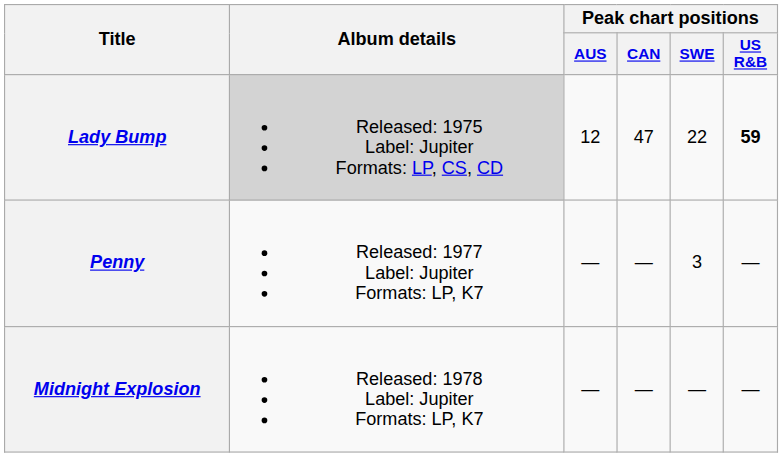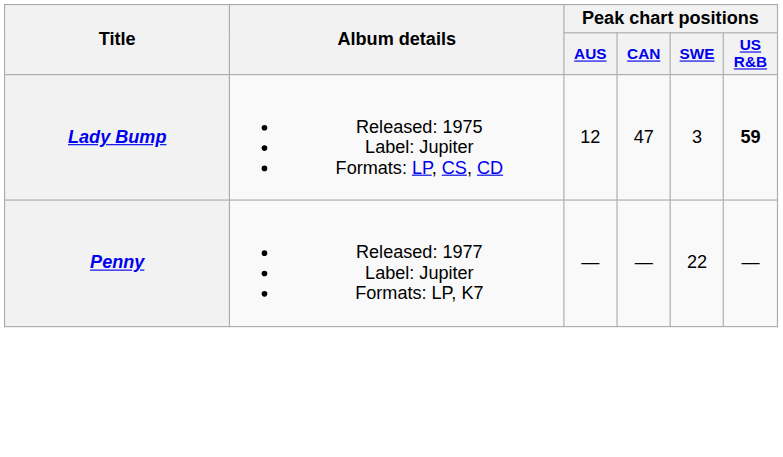(397, 148) lightgrey background -> (397, 148) no background
(697, 137) 22 -> (697, 137) 3
(697, 263) 3 -> (697, 263) 22
- row: (117, 388)
